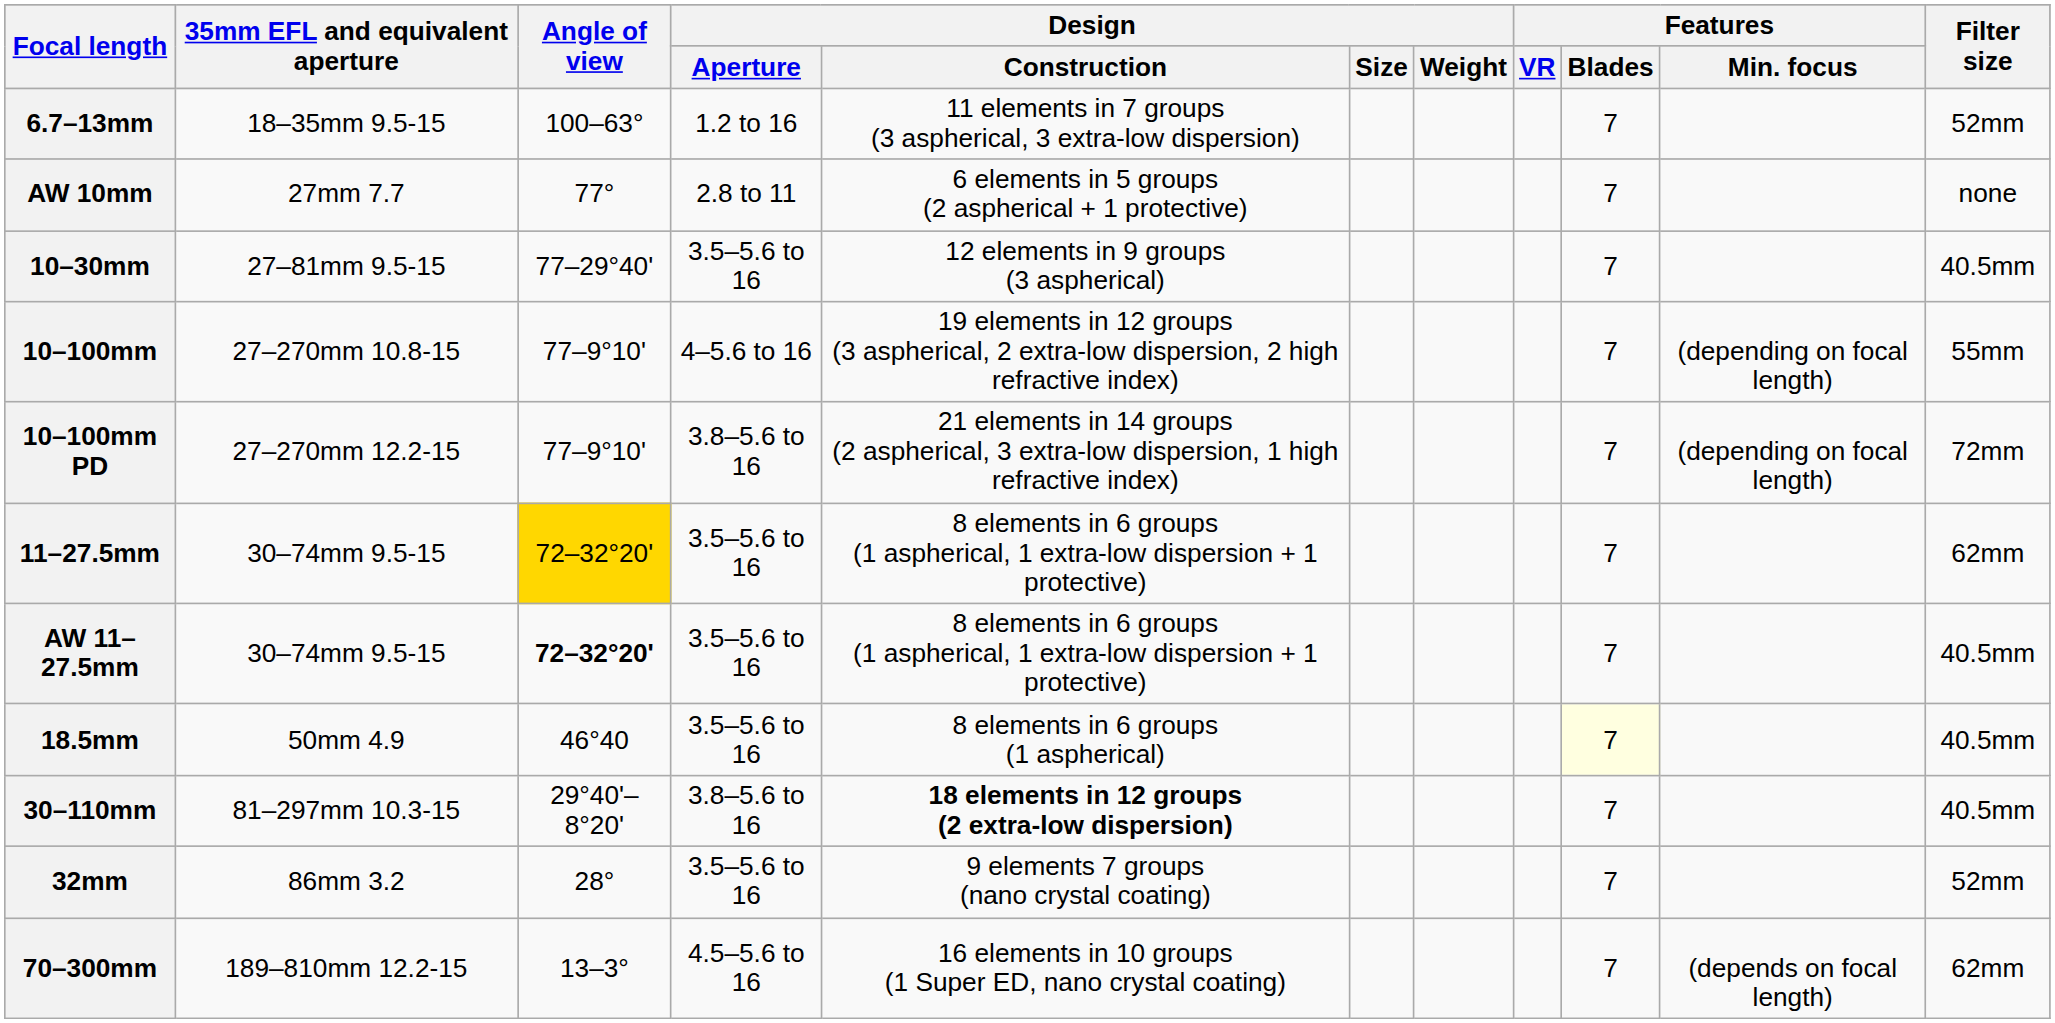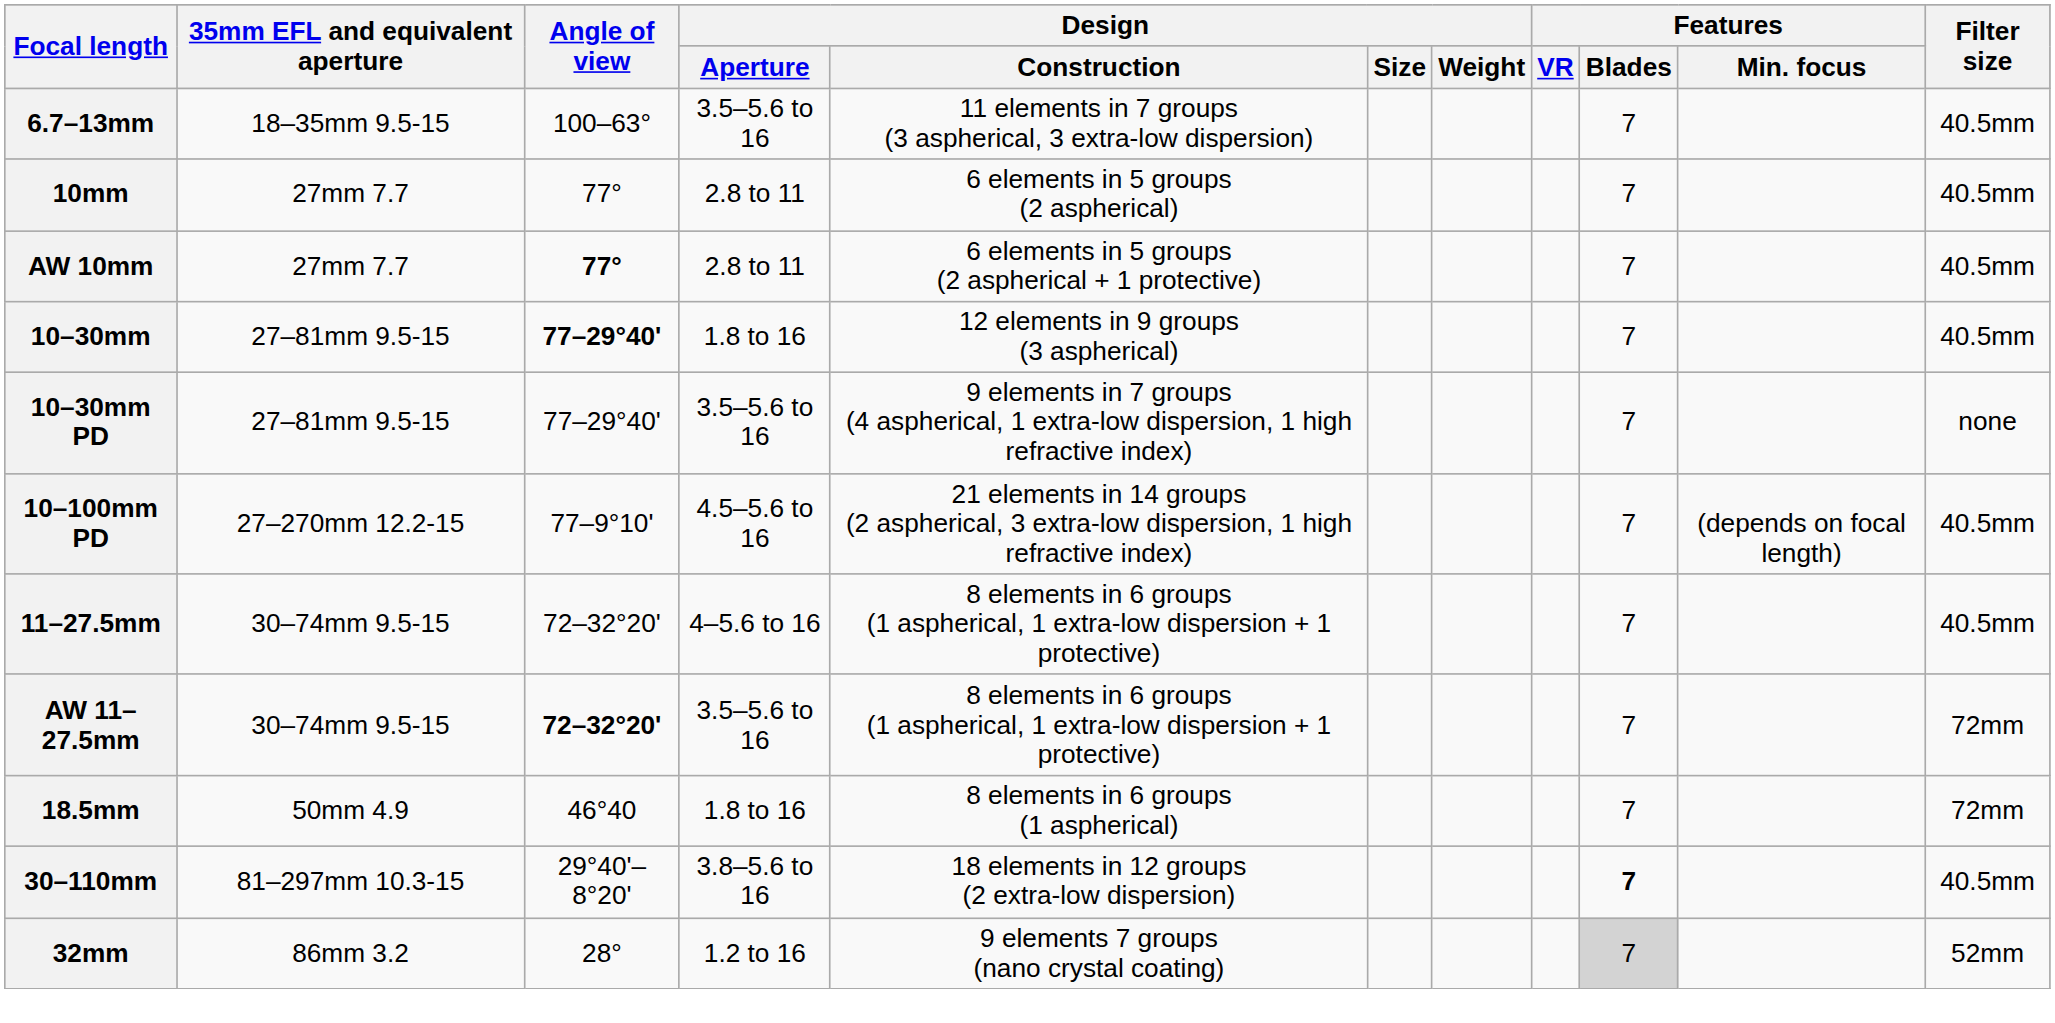(746, 123) 1.2 to 16 -> (755, 123) 3.5–5.6 to 16
(1988, 123) 52mm -> (1988, 123) 40.5mm
+ row: (91, 194)
(594, 194) normal -> (602, 265) bold
(1988, 194) none -> (1988, 265) 40.5mm
(594, 265) normal -> (602, 336) bold
(746, 265) 3.5–5.6 to 16 -> (755, 336) 1.8 to 16
+ row: (91, 422)
- row: (90, 351)
(746, 452) 3.8–5.6 to 16 -> (755, 523) 4.5–5.6 to 16
(1793, 466) (depending on focal length) -> (1802, 538) (depends on focal length)
(1988, 452) 72mm -> (1988, 523) 40.5mm
(594, 552) gold background -> (602, 623) no background
(746, 552) 3.5–5.6 to 16 -> (755, 623) 4–5.6 to 16
(1988, 552) 62mm -> (1988, 623) 40.5mm
(1988, 653) 40.5mm -> (1988, 724) 72mm
(746, 739) 3.5–5.6 to 16 -> (755, 810) 1.8 to 16
(1611, 739) lightyellow background -> (1629, 810) no background
(1988, 739) 40.5mm -> (1988, 810) 72mm
(1085, 810) bold -> (1099, 881) normal
(1611, 810) normal -> (1629, 881) bold
(746, 881) 3.5–5.6 to 16 -> (755, 952) 1.2 to 16
(1611, 881) no background -> (1629, 952) lightgrey background
- row: (90, 967)
